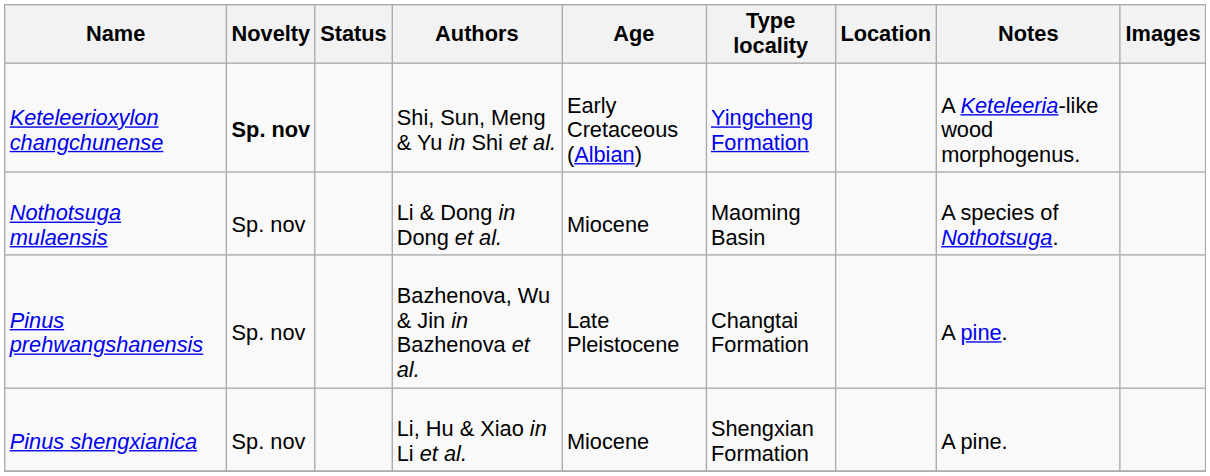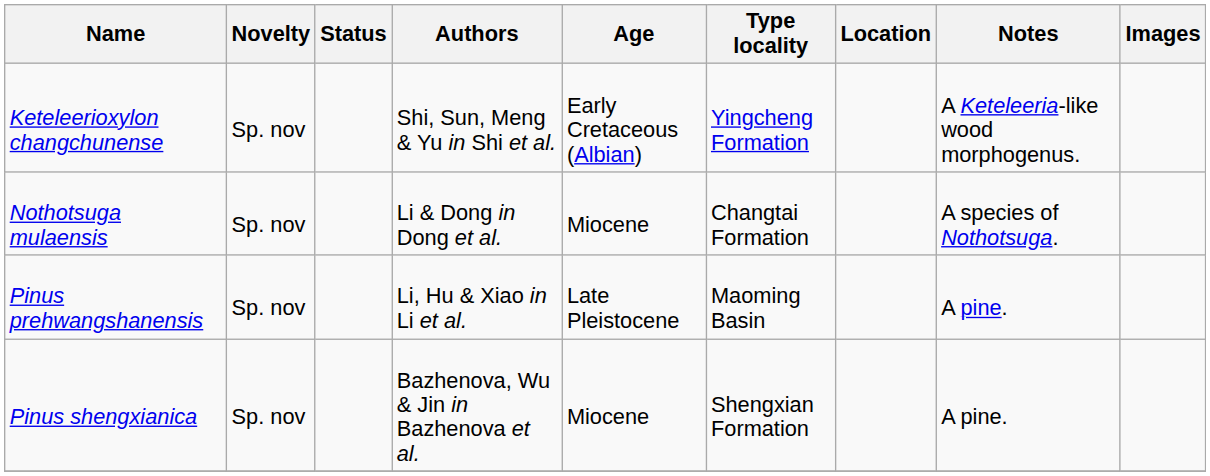(271, 129) bold -> (268, 129) normal
(756, 225) Maoming Basin -> (760, 225) Changtai Formation
(473, 333) Bazhenova, Wu & Jin in Bazhenova et al. -> (472, 308) Li, Hu & Xiao in Li et al.
(760, 333) Changtai Formation -> (756, 308) Maoming Basin
(472, 441) Li, Hu & Xiao in Li et al. -> (473, 416) Bazhenova, Wu & Jin in Bazhenova et al.
